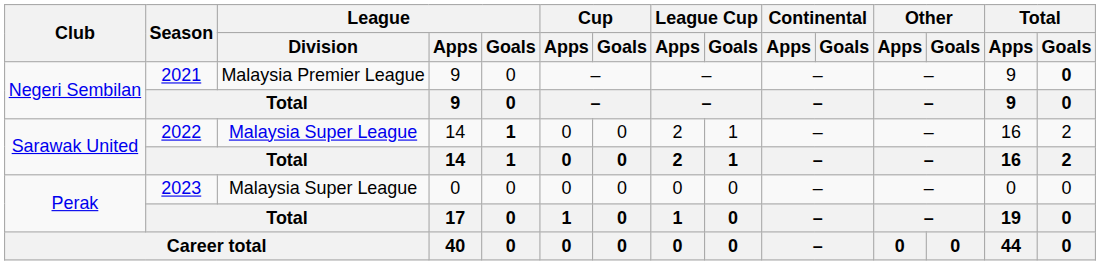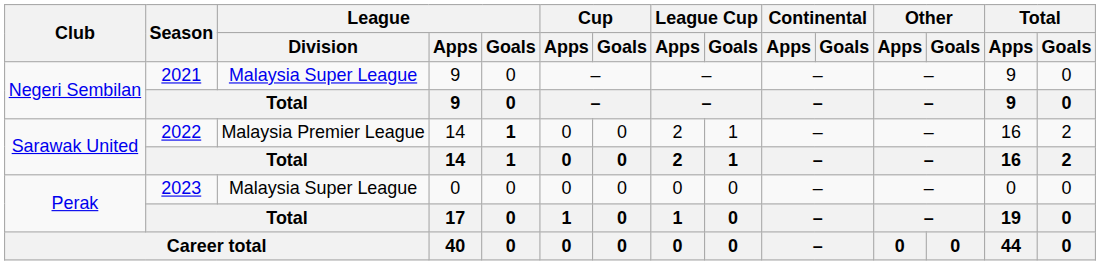(323, 75) Malaysia Premier League -> (323, 75) Malaysia Super League
(1066, 75) bold -> (1066, 75) normal
(323, 132) Malaysia Super League -> (323, 132) Malaysia Premier League
